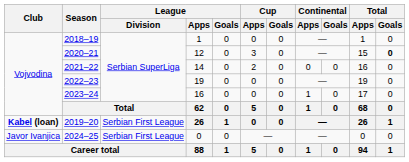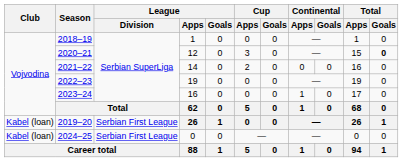(33, 123) bold -> (30, 123) normal
(33, 137) Javor Ivanjica -> (30, 137) Kabel (loan)
